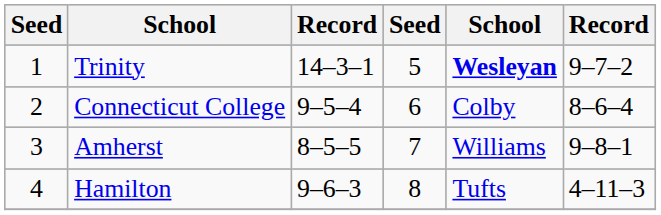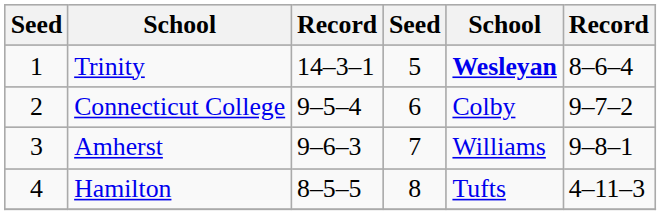(601, 65) 9–7–2 -> (601, 65) 8–6–4
(601, 106) 8–6–4 -> (601, 106) 9–7–2
(329, 147) 8–5–5 -> (329, 147) 9–6–3
(329, 188) 9–6–3 -> (329, 188) 8–5–5
